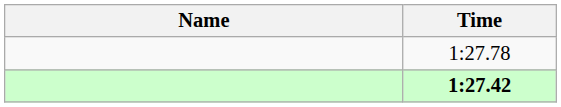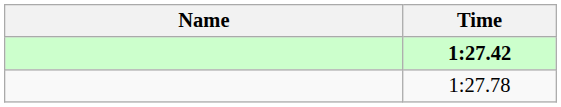rows swapped: (480, 85) <-> (480, 53)
